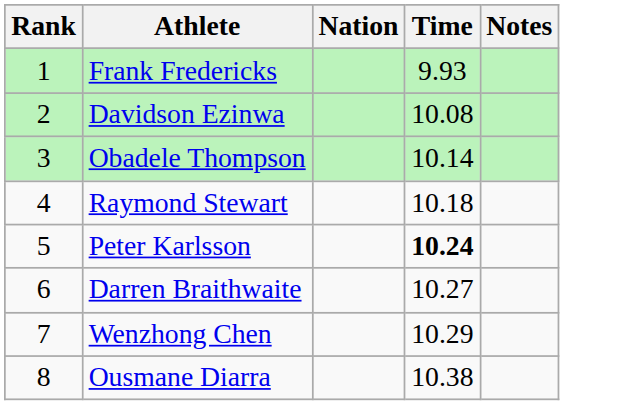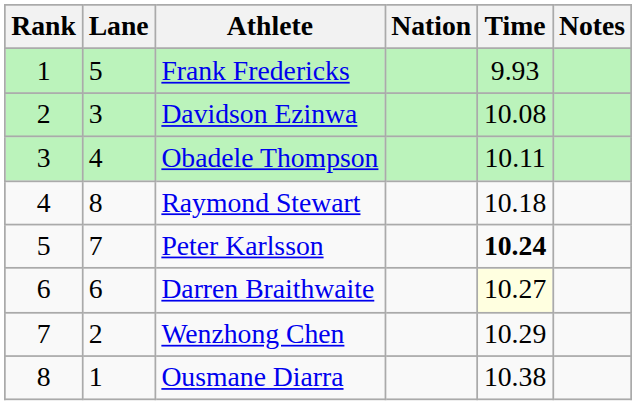+ column: (119, 26)
(442, 158) 10.14 -> (515, 158) 10.11
(442, 289) no background -> (515, 289) lightyellow background
